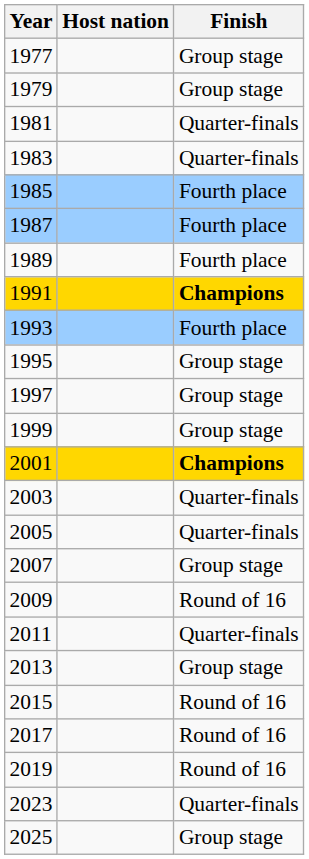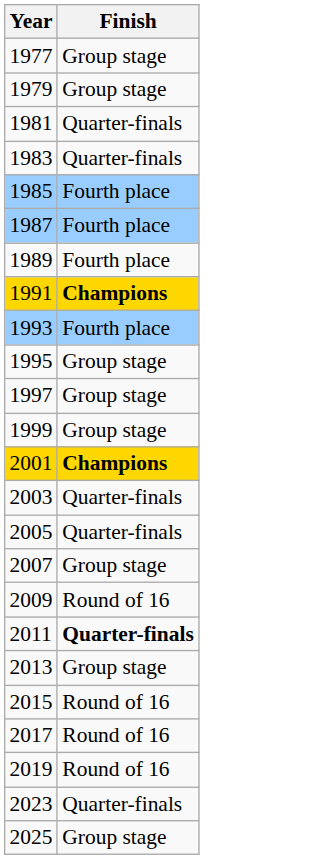- column: (116, 21)
(239, 633) normal -> (128, 633) bold
